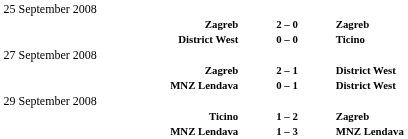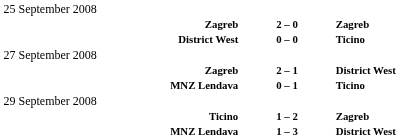(366, 85) District West -> (350, 85) Ticino
(370, 131) MNZ Lendava -> (366, 131) District West
